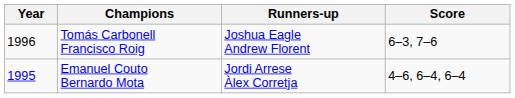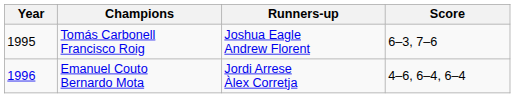(21, 41) 1996 -> (21, 41) 1995
(21, 75) 1995 -> (21, 75) 1996
